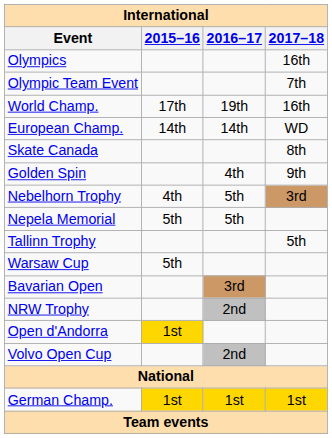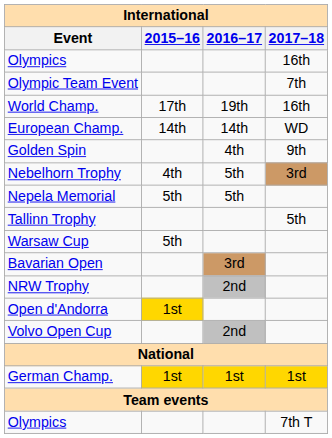- row: (53, 151)
+ row: (37, 422)
